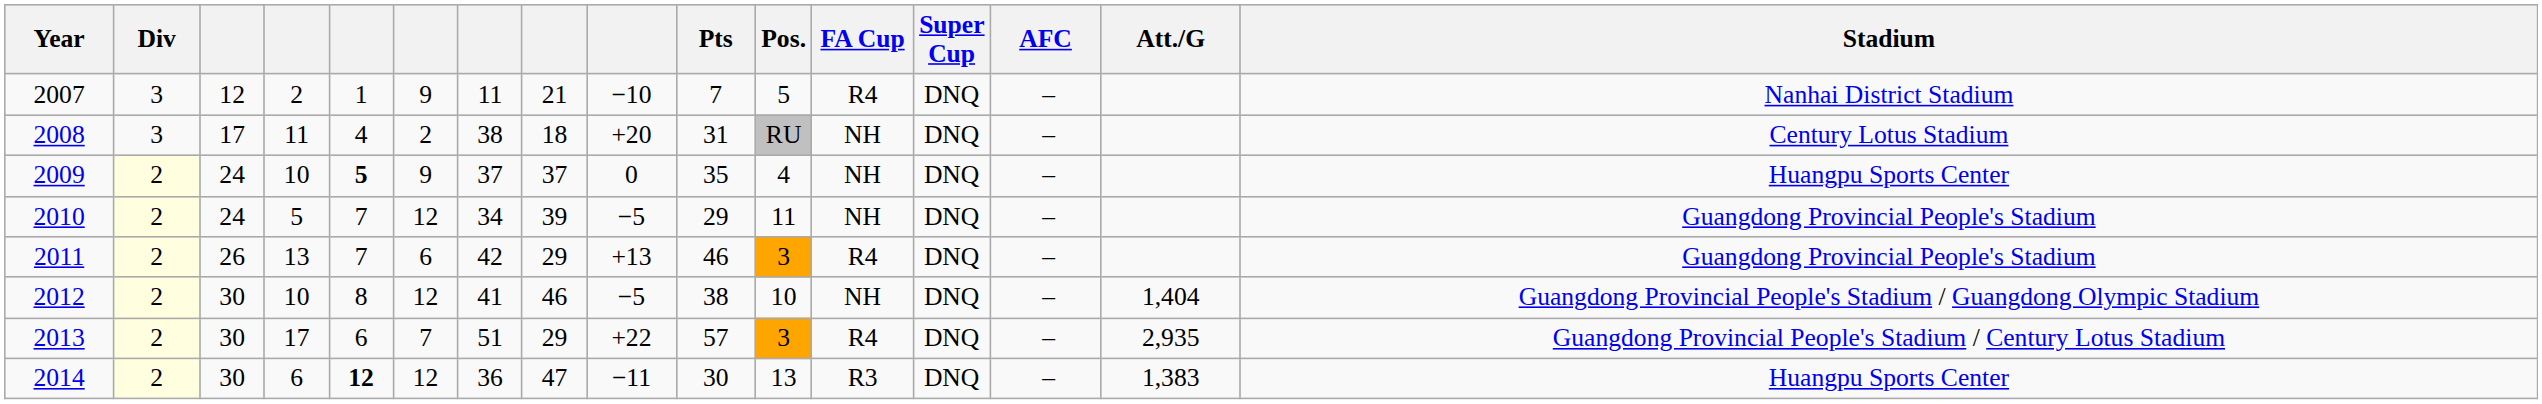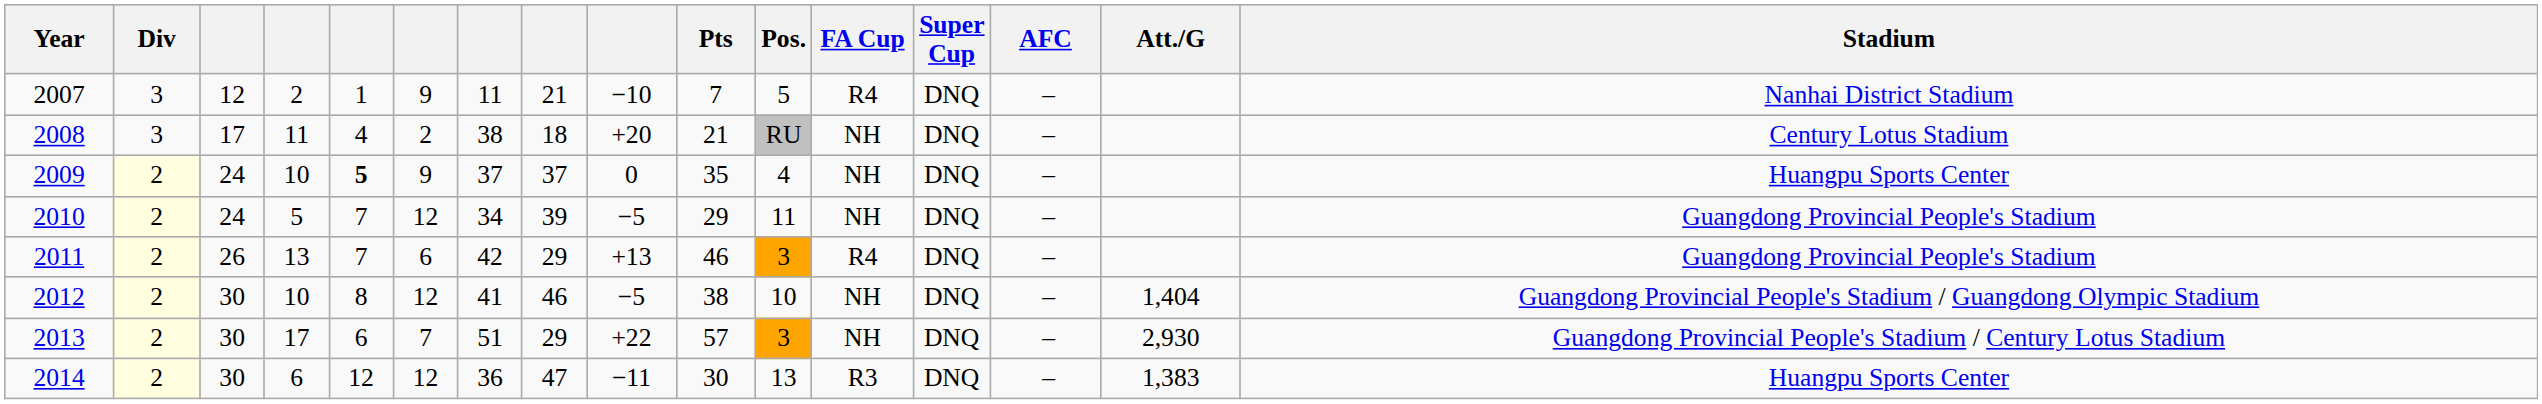(716, 134) 31 -> (716, 134) 21
(863, 337) R4 -> (863, 337) NH
(1171, 337) 2,935 -> (1171, 337) 2,930
(361, 378) bold -> (361, 378) normal
